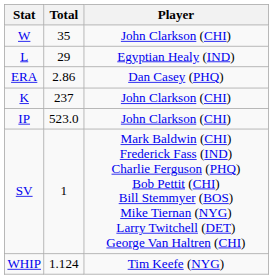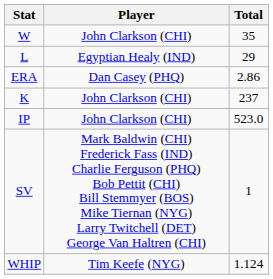columns swapped: (176, 14) <-> (64, 14)
